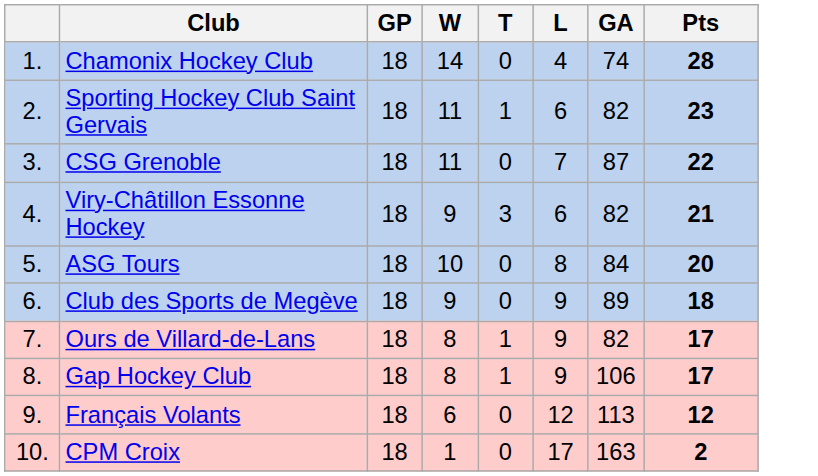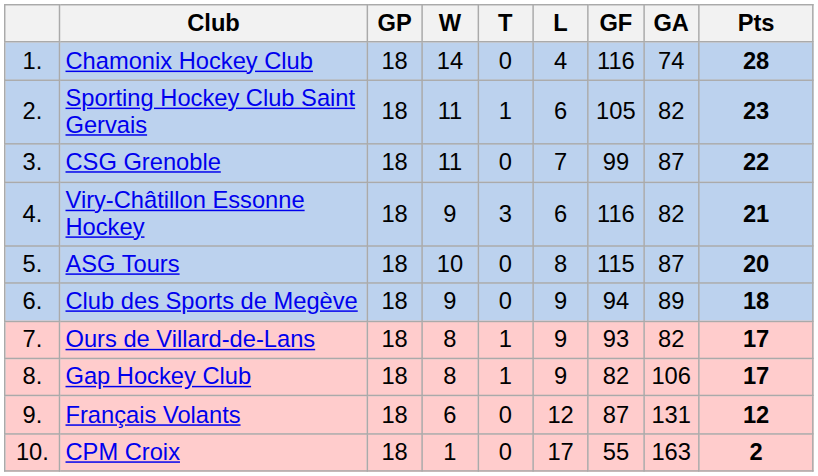+ column: (616, 23)
(616, 264) 84 -> (671, 264) 87
(616, 414) 113 -> (671, 414) 131
